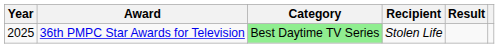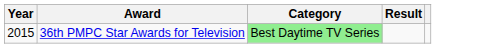- column: (414, 14)
(21, 33) 2025 -> (21, 33) 2015
